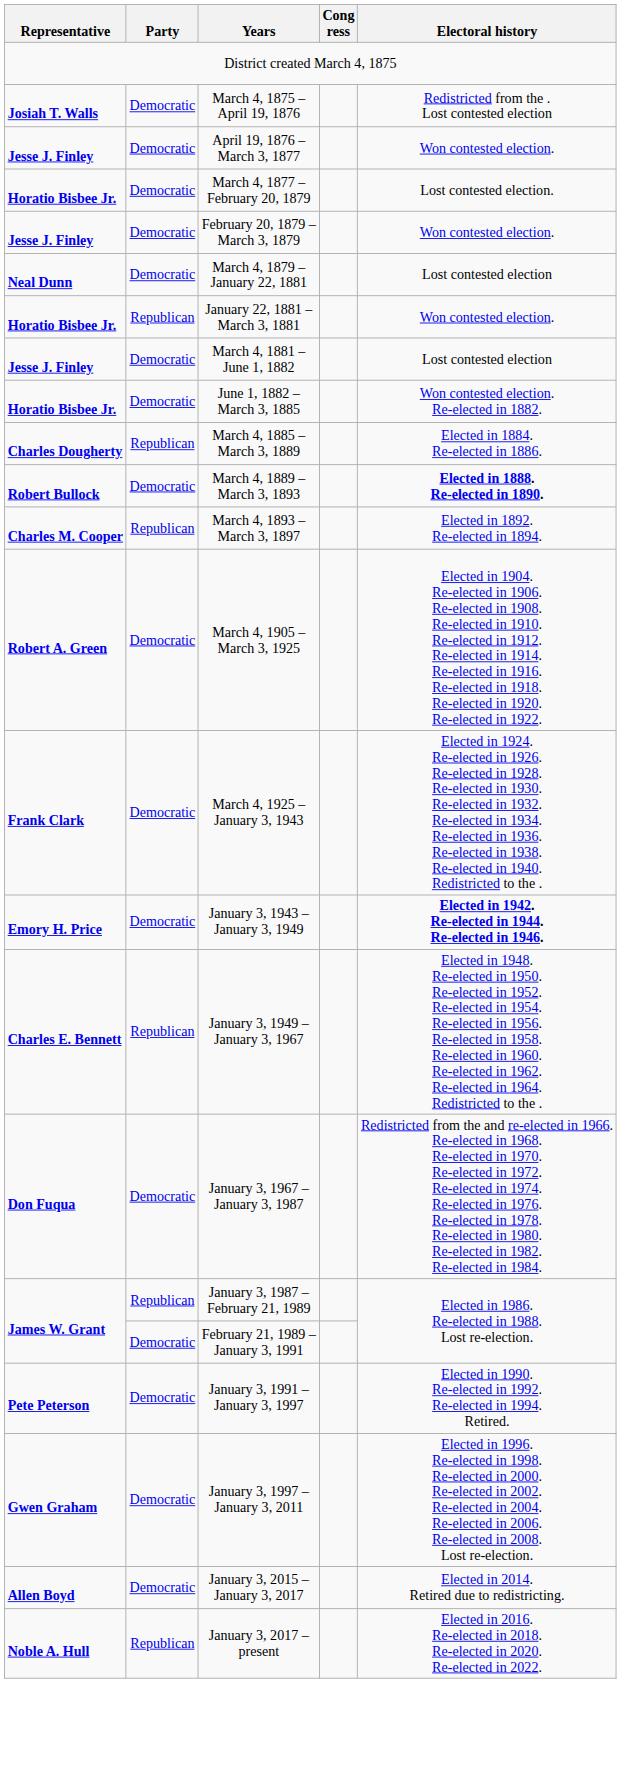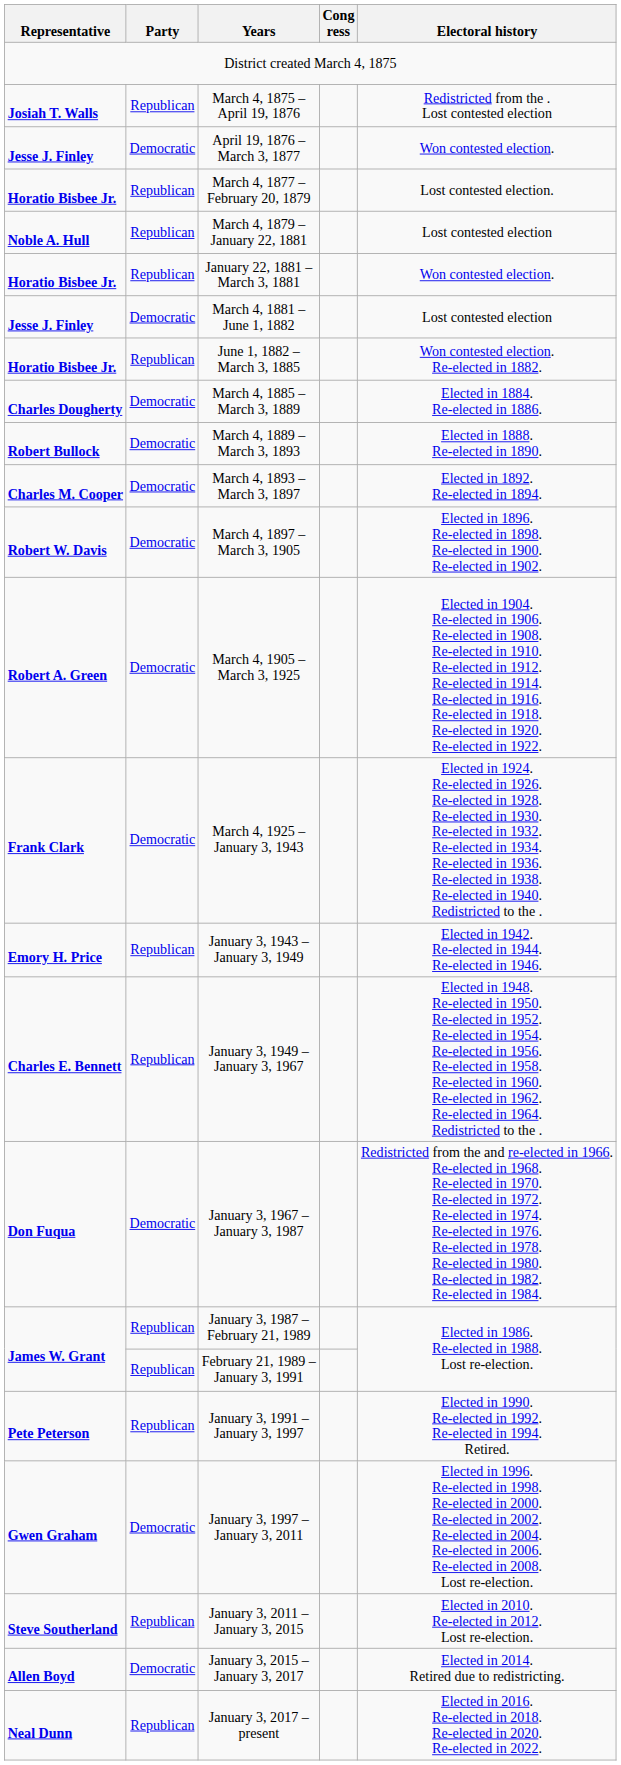(162, 106) Democratic -> (162, 106) Republican
(162, 190) Democratic -> (162, 190) Republican
- row: (259, 232)
(40, 282) Neal Dunn -> (49, 240) Noble A. Hull
(162, 274) Democratic -> (162, 232) Republican
(162, 401) Democratic -> (162, 359) Republican
(162, 443) Republican -> (162, 401) Democratic
(487, 486) bold -> (487, 443) normal
(162, 528) Republican -> (162, 486) Democratic
+ row: (259, 542)
(162, 922) Democratic -> (162, 949) Republican
(487, 922) bold -> (487, 949) normal
(162, 1342) Democratic -> (162, 1369) Republican
(162, 1398) Democratic -> (162, 1425) Republican
+ row: (259, 1621)
(49, 1651) Noble A. Hull -> (40, 1733) Neal Dunn
